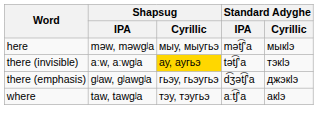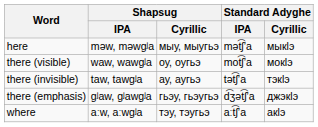+ row: (38, 63)
(117, 63) aːw, aːwɡʲa -> (117, 79) taw, tawɡʲa
(180, 63) gold background -> (180, 79) no background
(117, 96) taw, tawɡʲa -> (117, 113) aːw, aːwɡʲa
